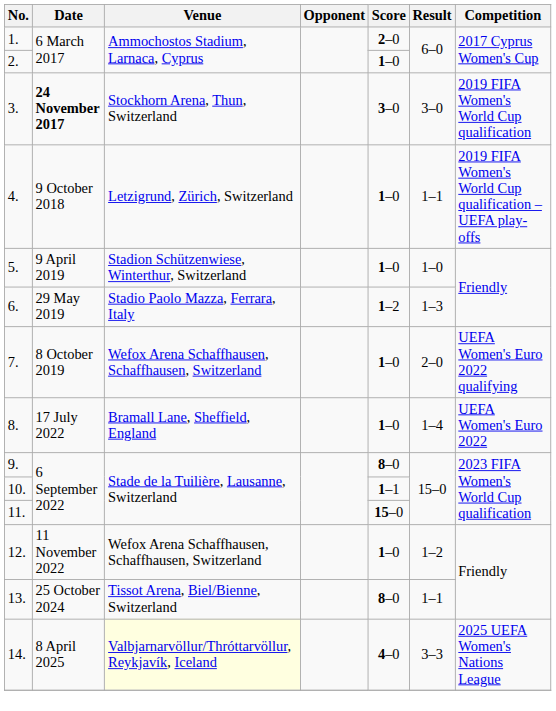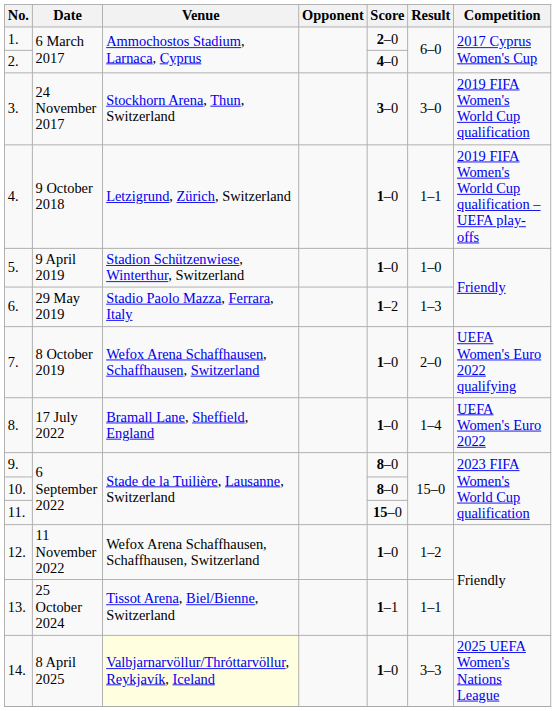(389, 61) 1–0 -> (387, 61) 4–0
(67, 108) bold -> (66, 108) normal
(389, 488) 1–1 -> (387, 488) 8–0
(389, 599) 8–0 -> (387, 607) 1–1
(389, 654) 4–0 -> (387, 670) 1–0
